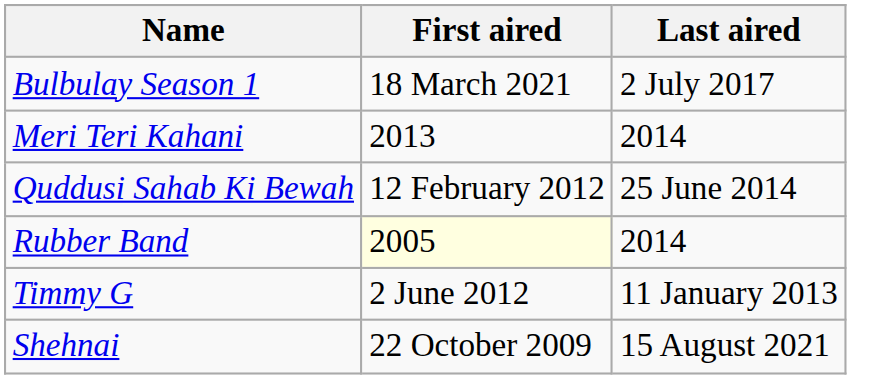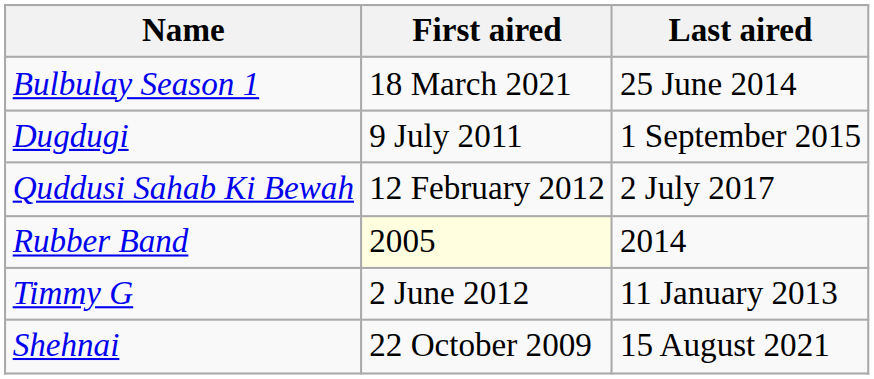(697, 83) 2 July 2017 -> (708, 83) 25 June 2014
+ row: (71, 135)
- row: (128, 135)
(708, 188) 25 June 2014 -> (697, 188) 2 July 2017
